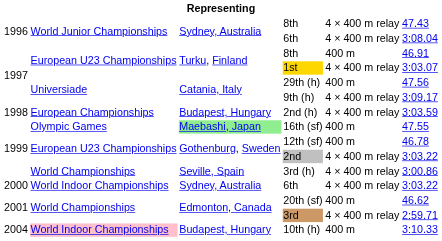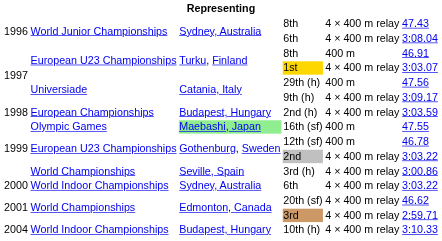(340, 200) 400 m -> (362, 200) 4 × 400 m relay
(100, 230) pink background -> (100, 230) no background
(340, 230) 400 m -> (362, 230) 4 × 400 m relay
